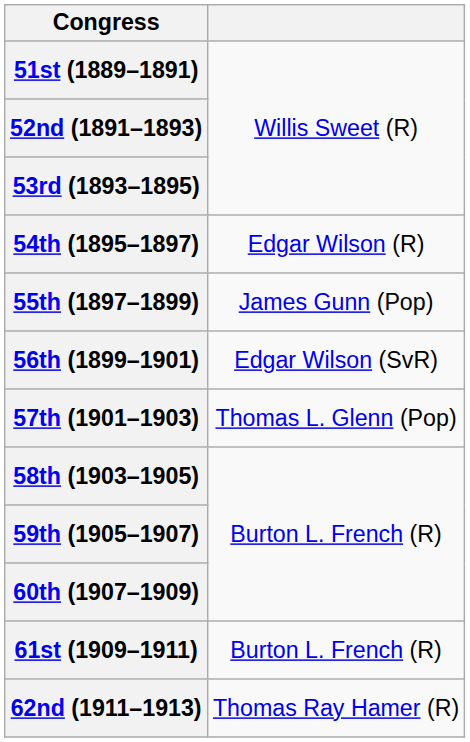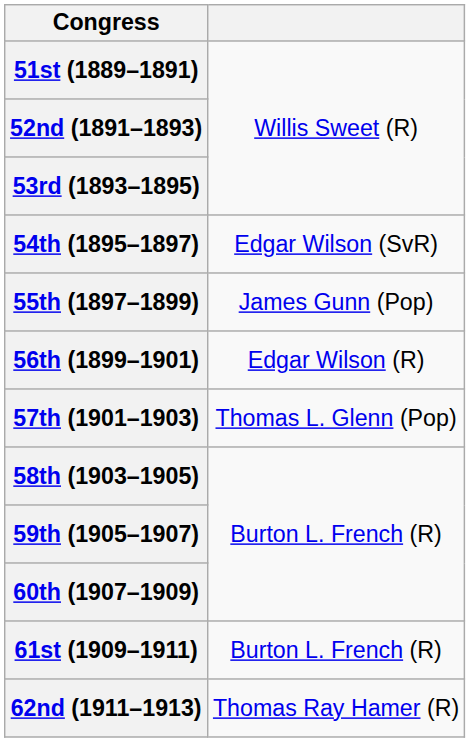(336, 244) Edgar Wilson (R) -> (336, 244) Edgar Wilson (SvR)
(336, 360) Edgar Wilson (SvR) -> (336, 360) Edgar Wilson (R)
